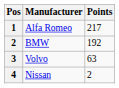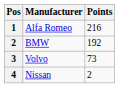(94, 28) 217 -> (94, 28) 216
(92, 59) 63 -> (92, 59) 73
